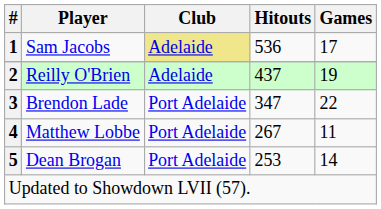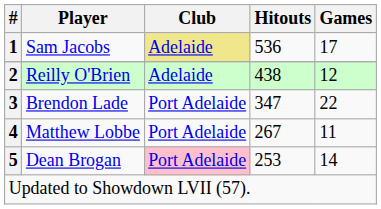(268, 75) 437 -> (268, 75) 438
(328, 75) 19 -> (328, 75) 12
(197, 160) no background -> (197, 160) pink background
